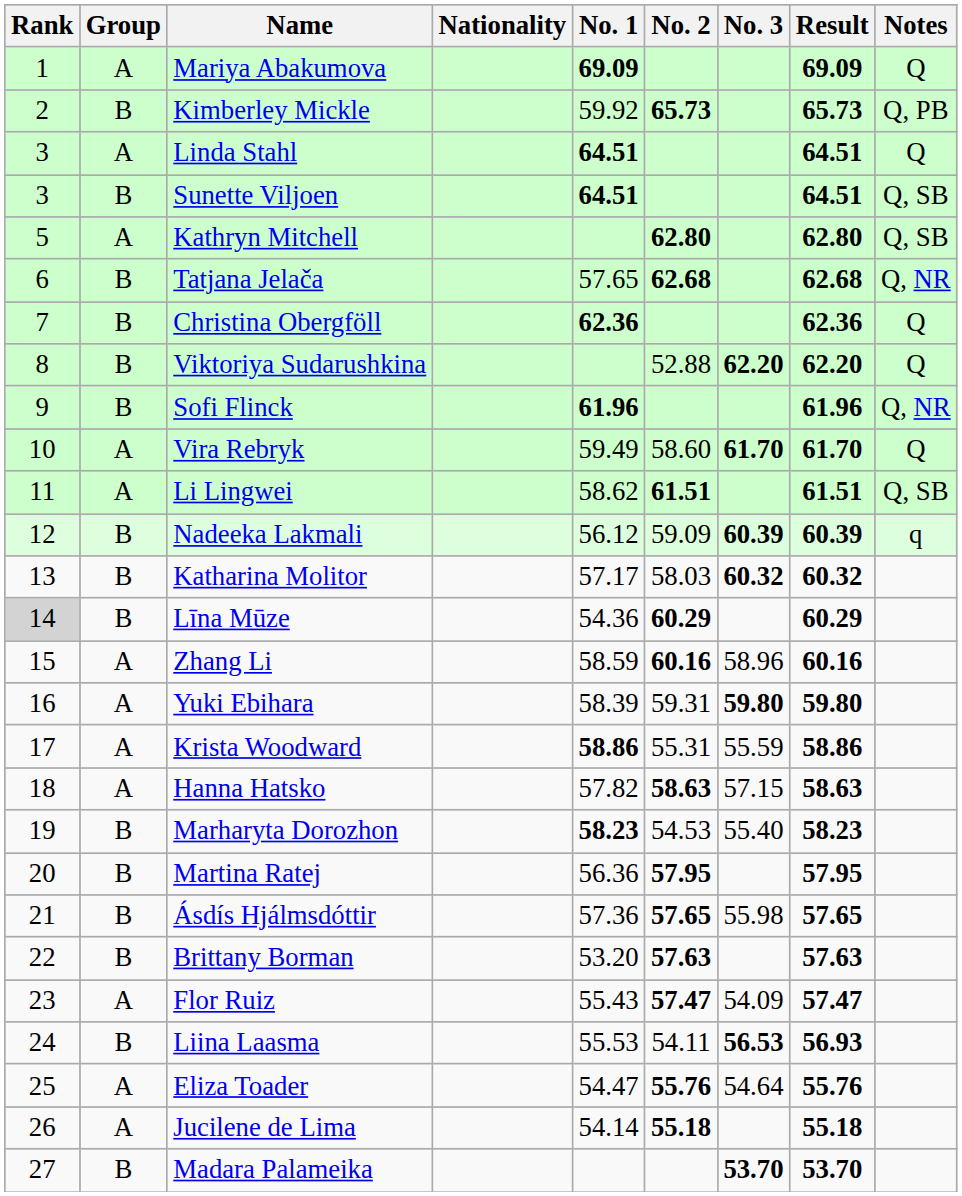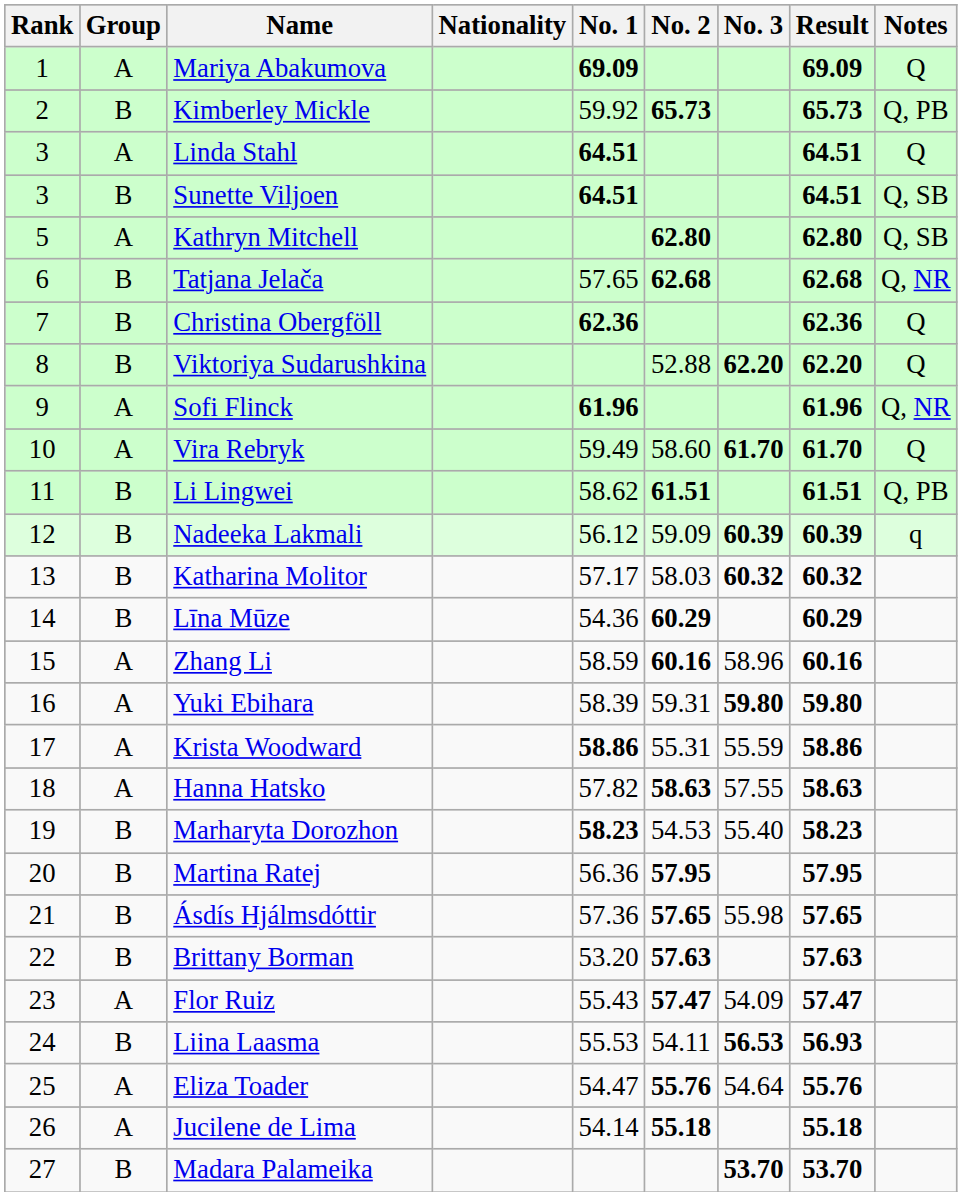(123, 407) B -> (123, 407) A
(123, 491) A -> (123, 491) B
(916, 491) Q, SB -> (916, 491) Q, PB
(42, 618) lightgrey background -> (42, 618) no background
(753, 788) 57.15 -> (753, 788) 57.55
